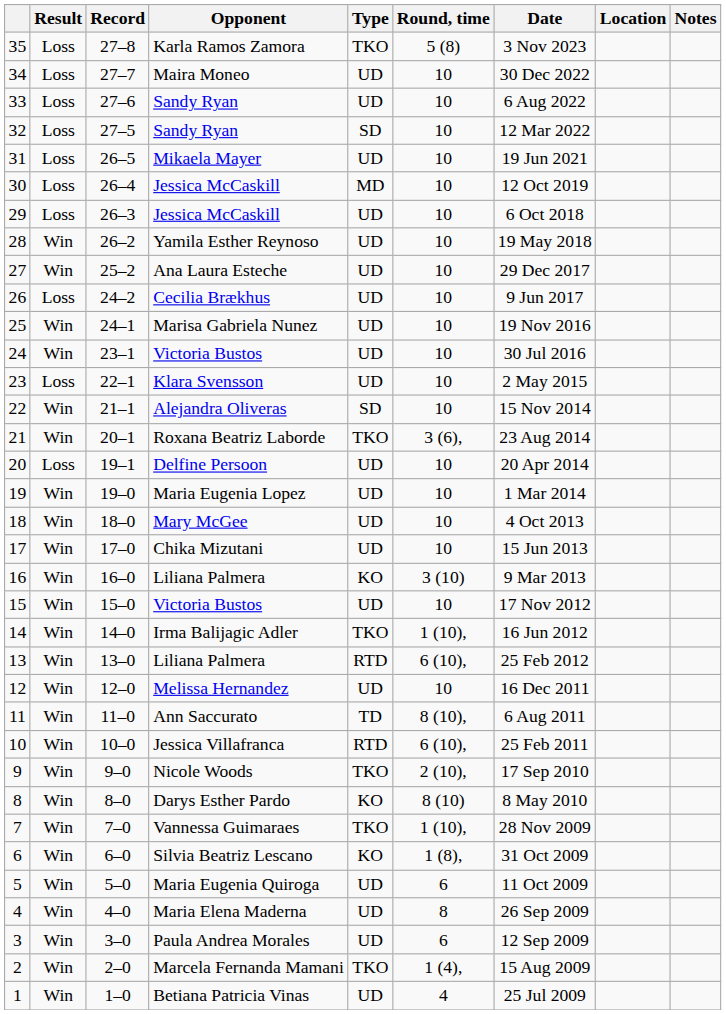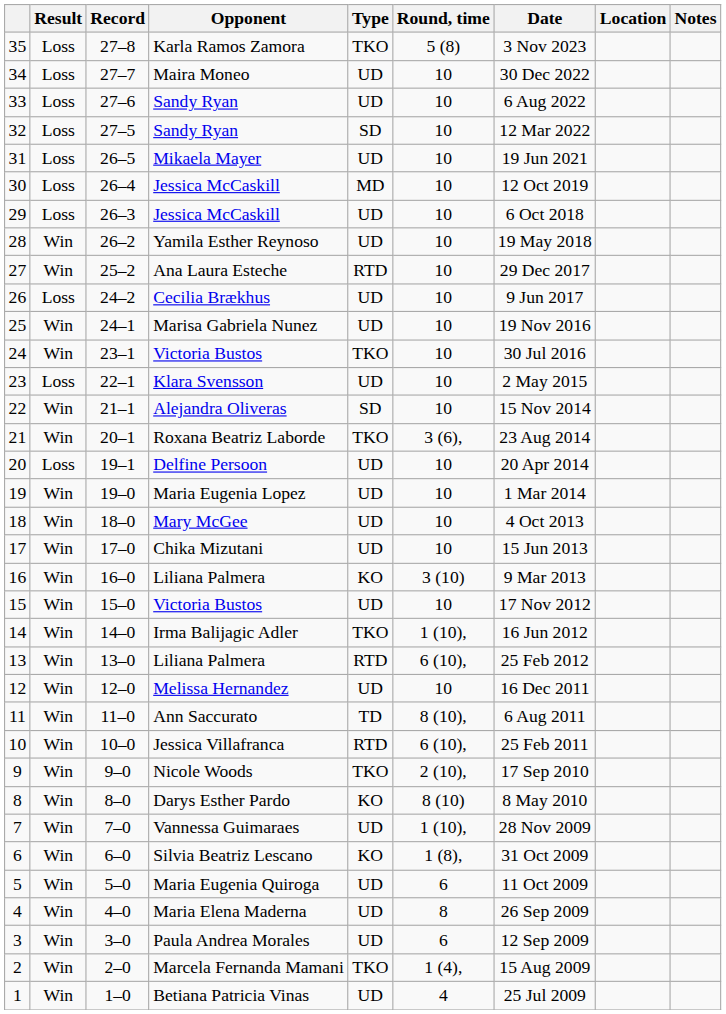(370, 269) UD -> (370, 269) RTD
(370, 353) UD -> (370, 353) TKO
(370, 827) TKO -> (370, 827) UD
